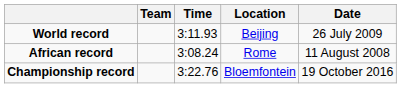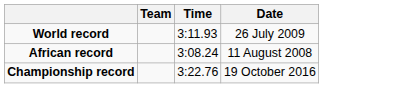- column: (260, 14)
